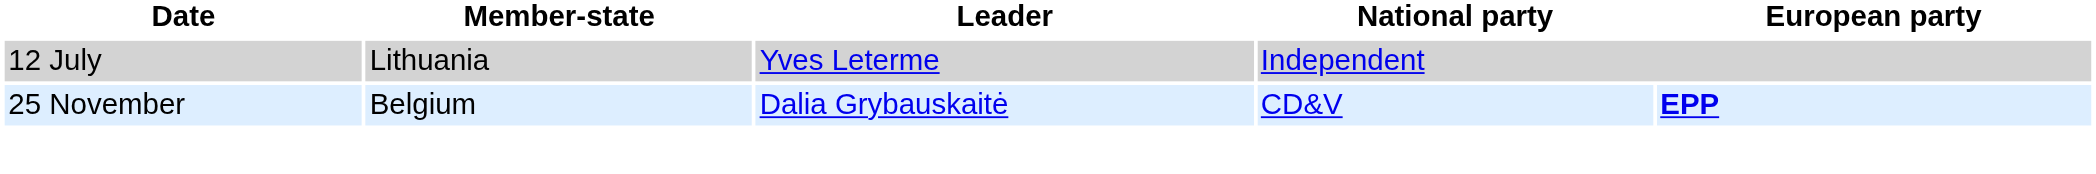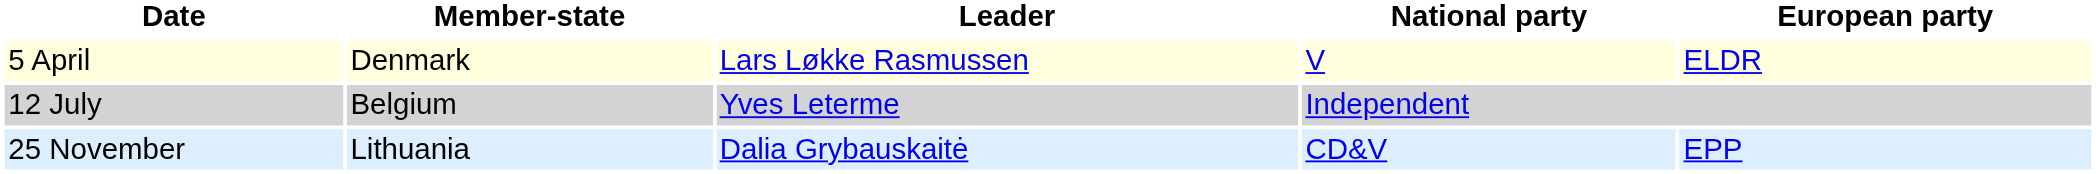+ row: (49, 60)
(429, 60) Lithuania -> (404, 104) Belgium
(423, 104) Belgium -> (410, 148) Lithuania
(1690, 104) bold -> (1713, 148) normal
